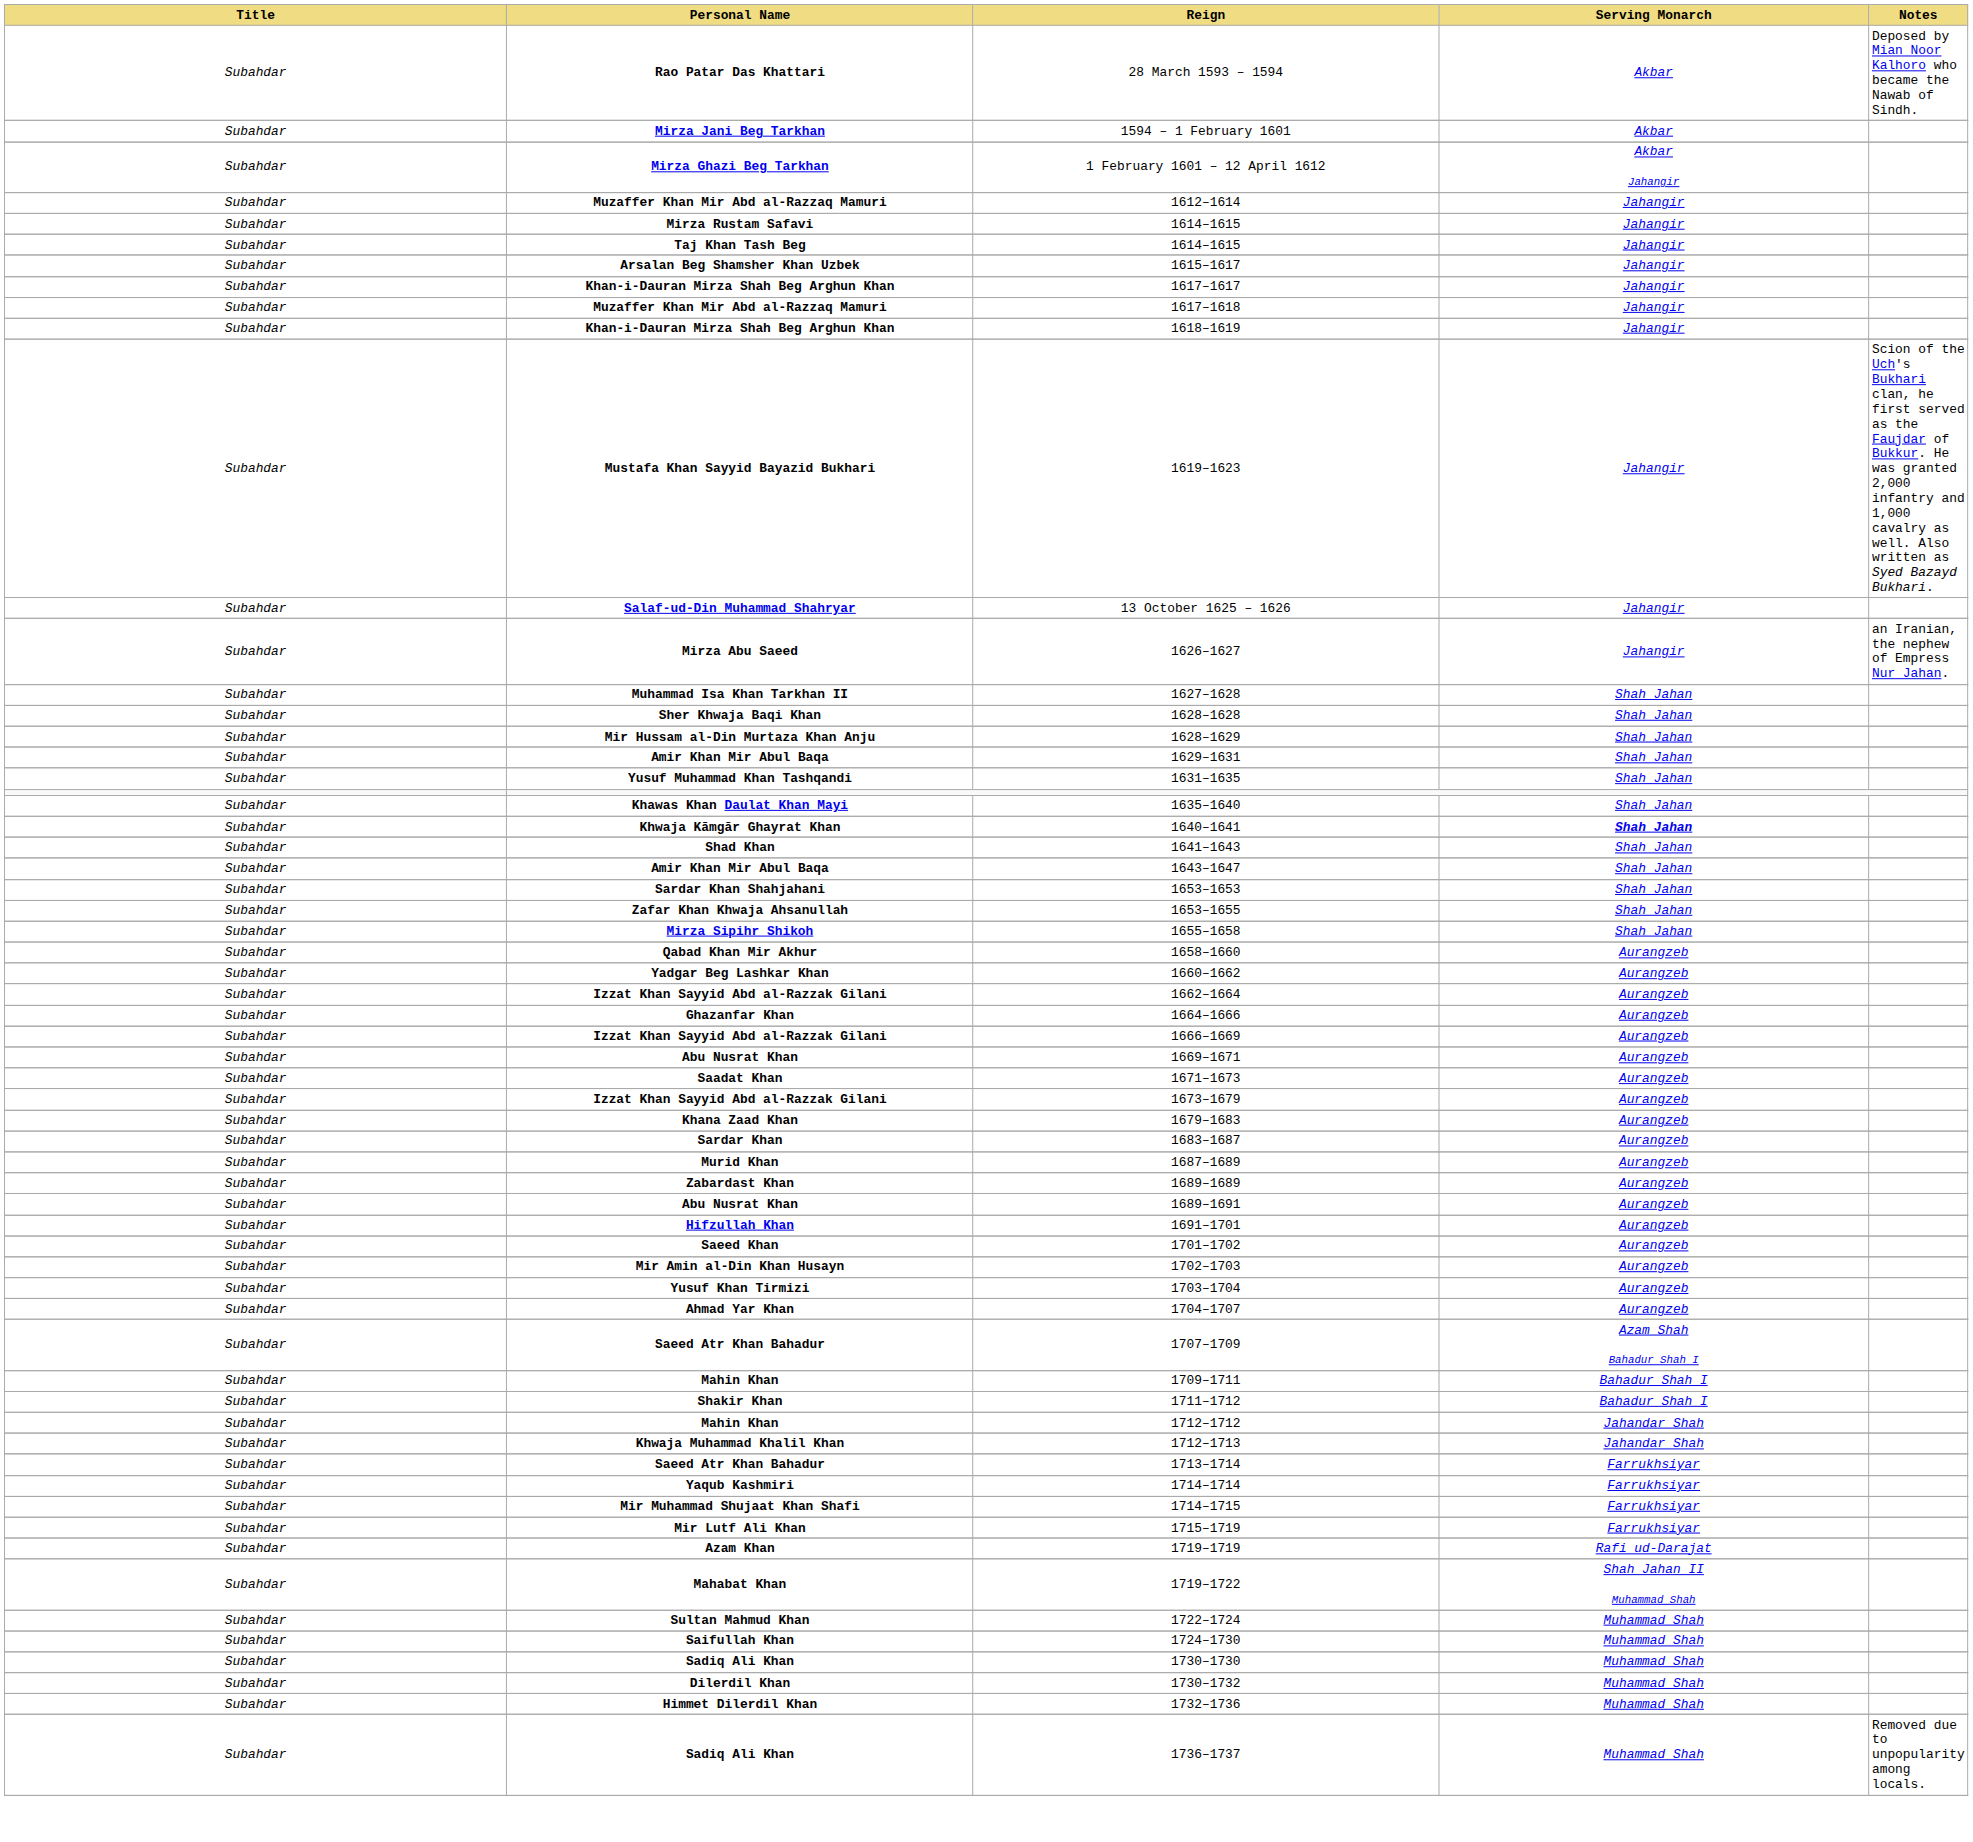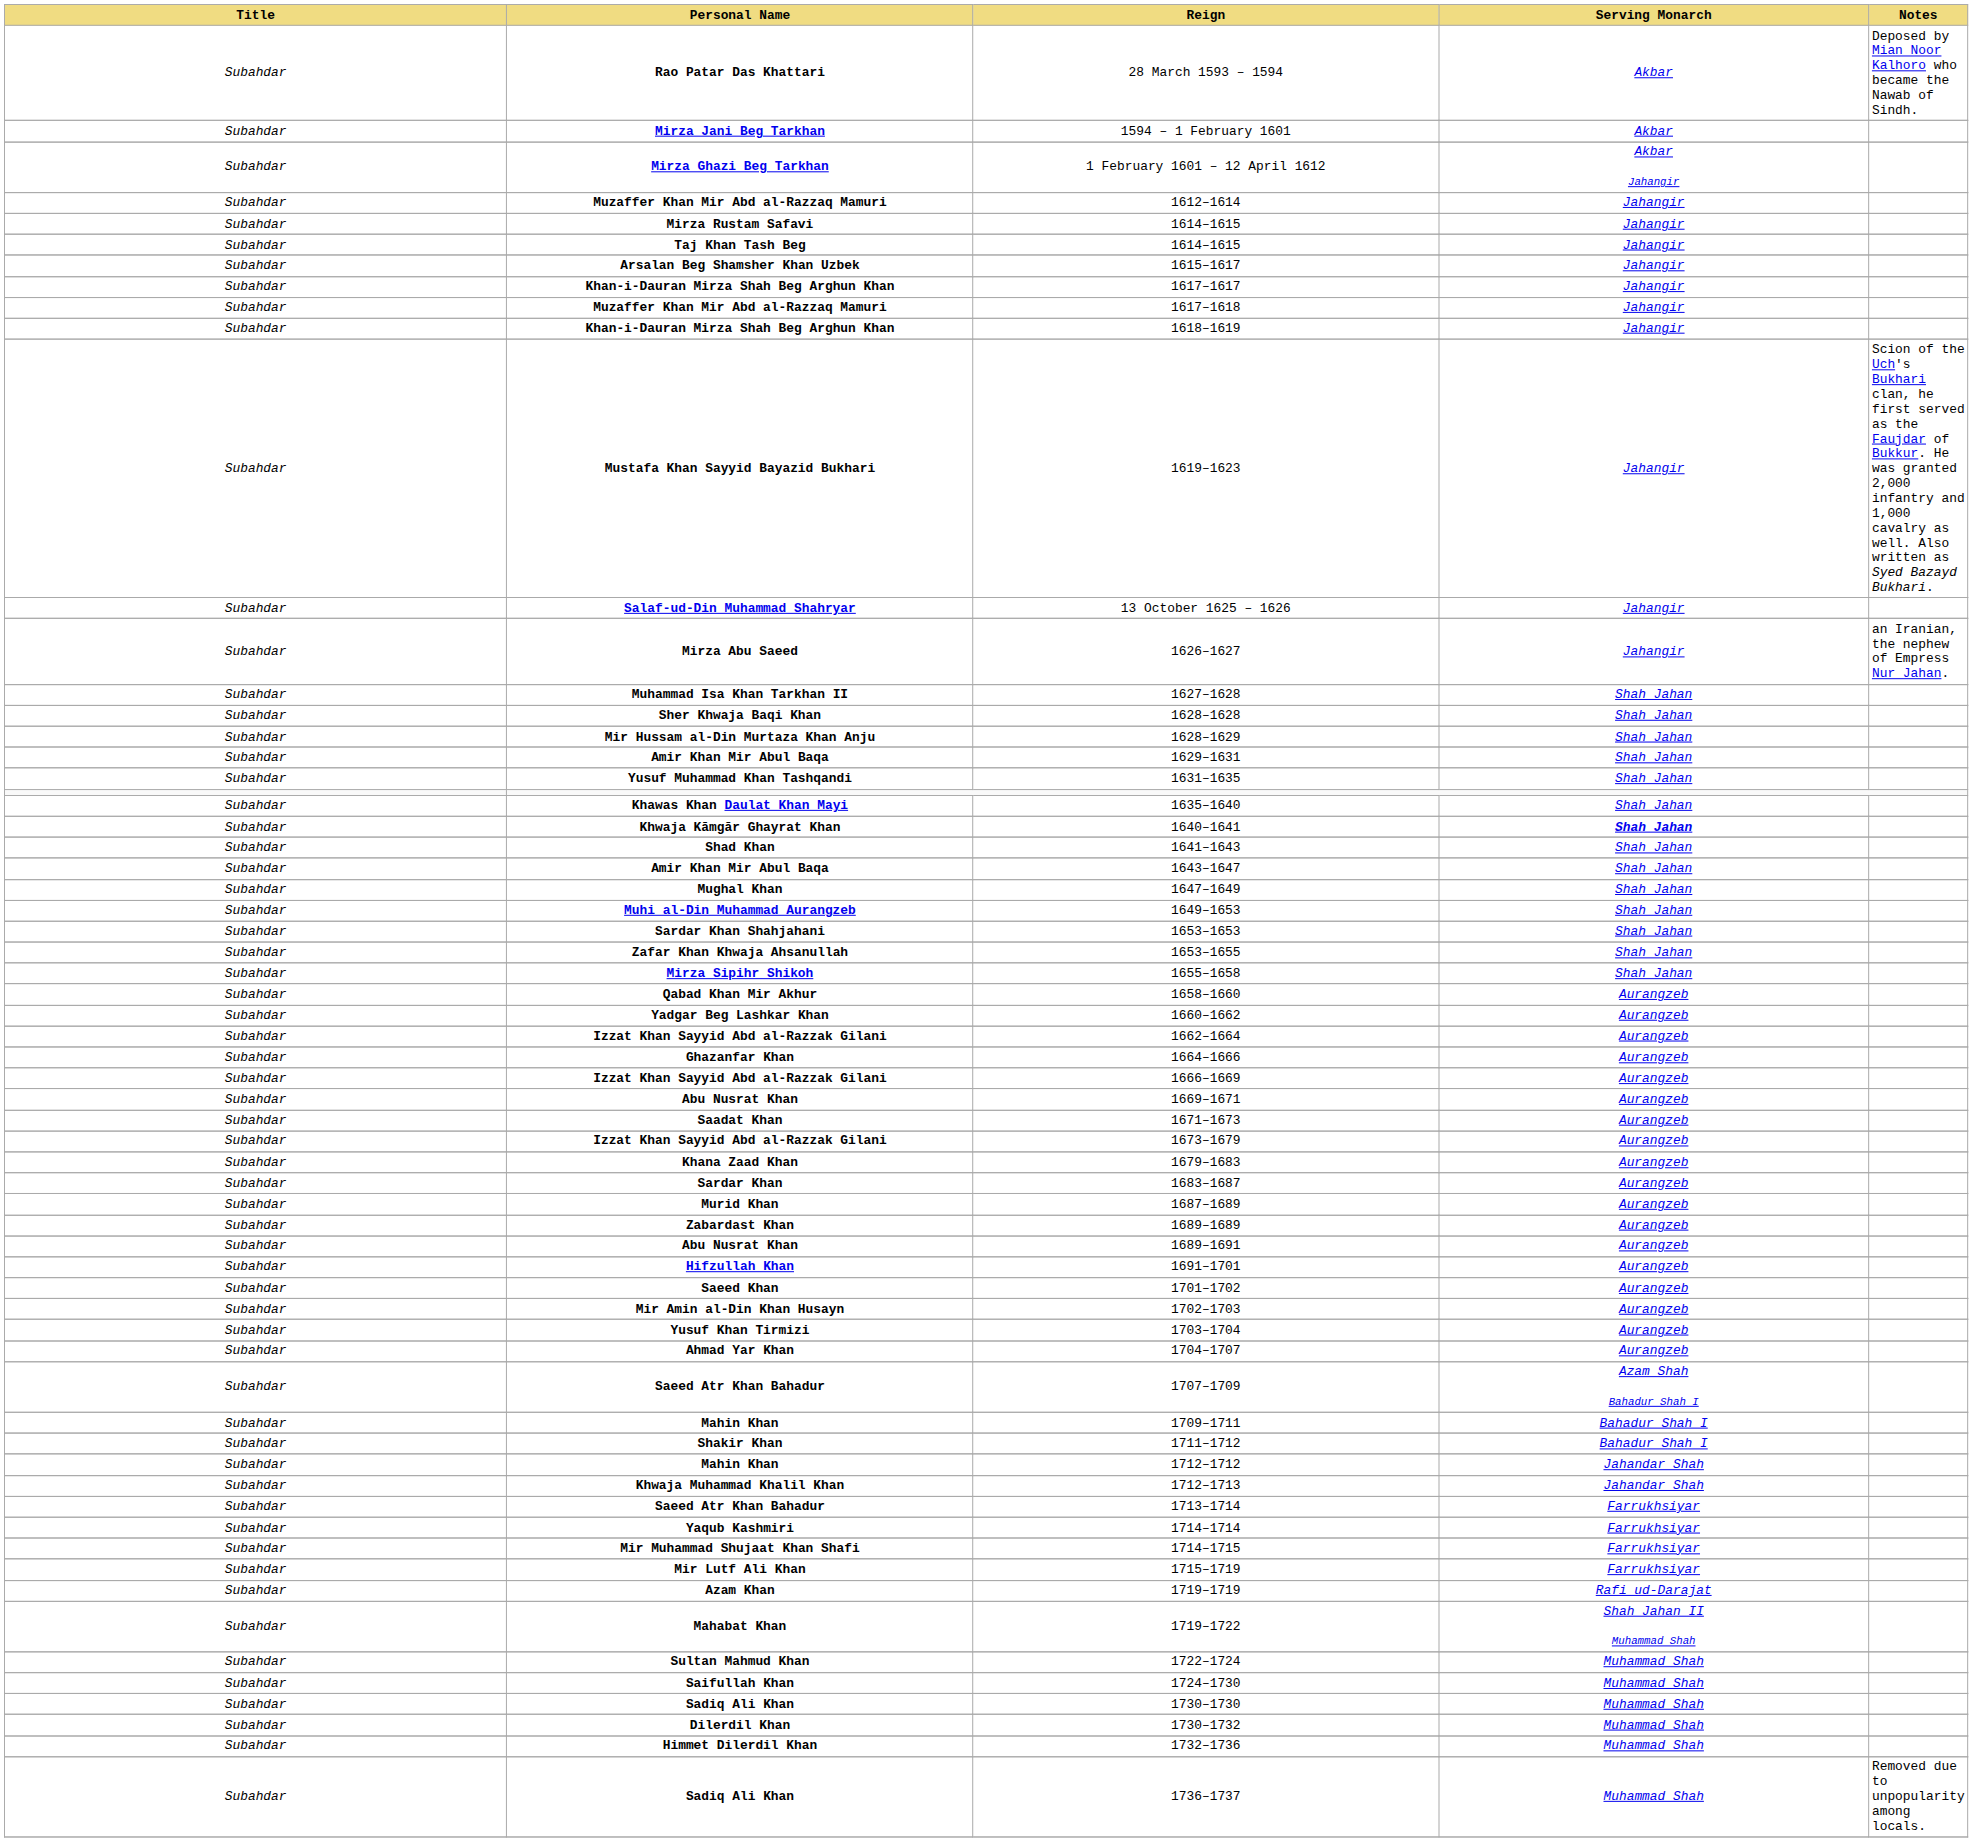+ row: (740, 890)
+ row: (740, 911)
